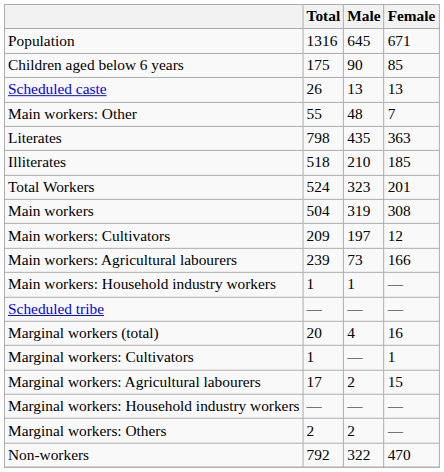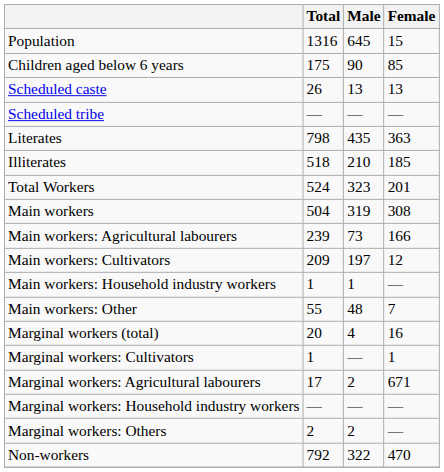(399, 41) 671 -> (395, 41) 15
rows swapped: (56, 308) <-> (72, 114)
rows swapped: (89, 235) <-> (123, 260)
(395, 382) 15 -> (399, 382) 671
